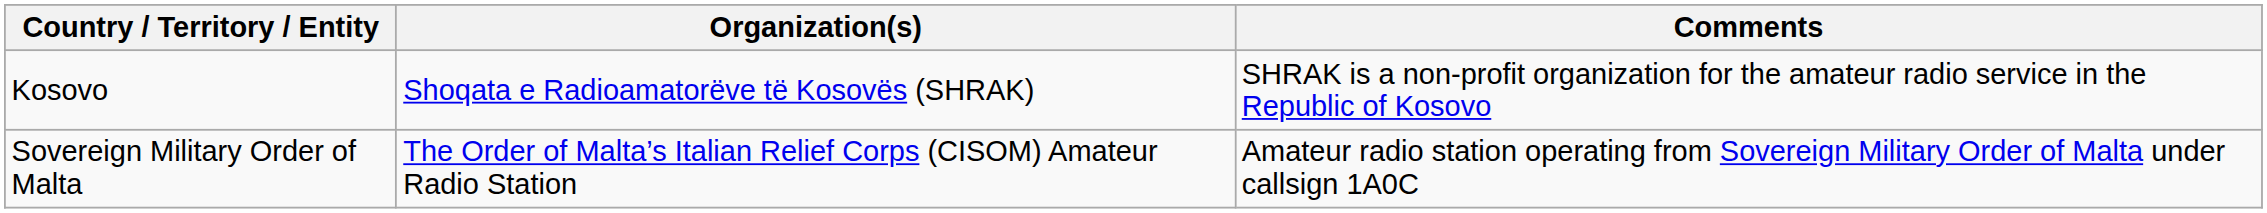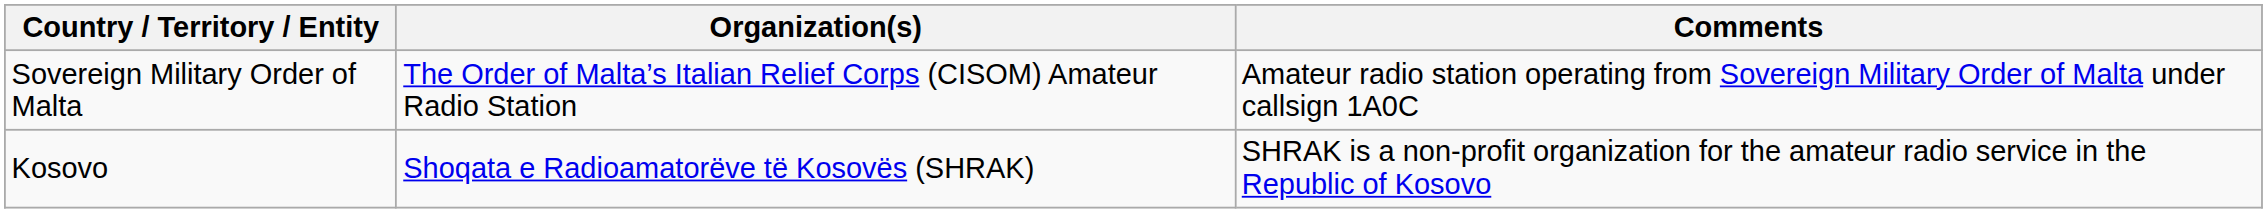rows swapped: (60, 89) <-> (184, 168)
